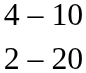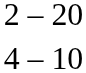rows swapped: (43, 58) <-> (43, 14)
